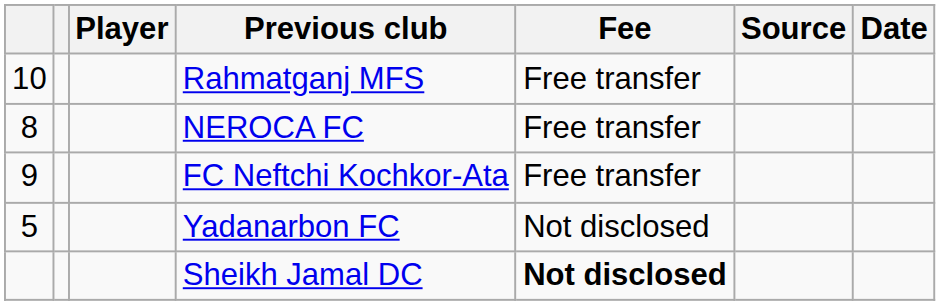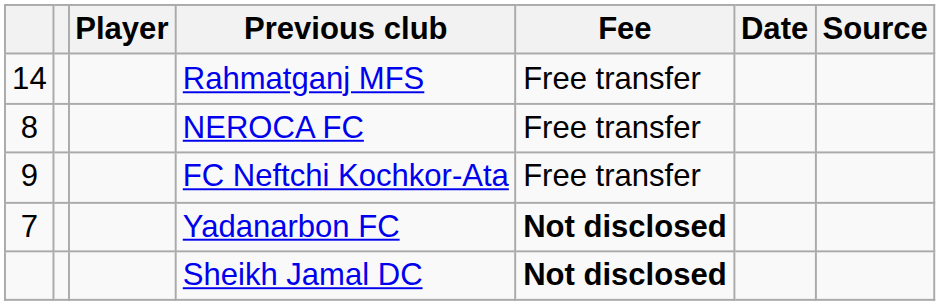columns swapped: (894, 29) <-> (794, 29)
(29, 78) 10 -> (29, 78) 14
(29, 226) 5 -> (29, 226) 7
(616, 226) normal -> (625, 226) bold
